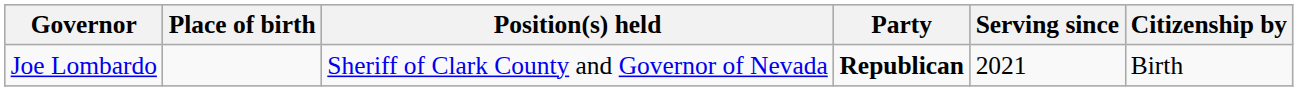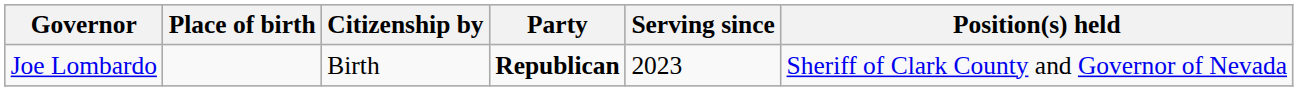columns swapped: (1209, 24) <-> (578, 24)
(1001, 65) 2021 -> (657, 65) 2023
